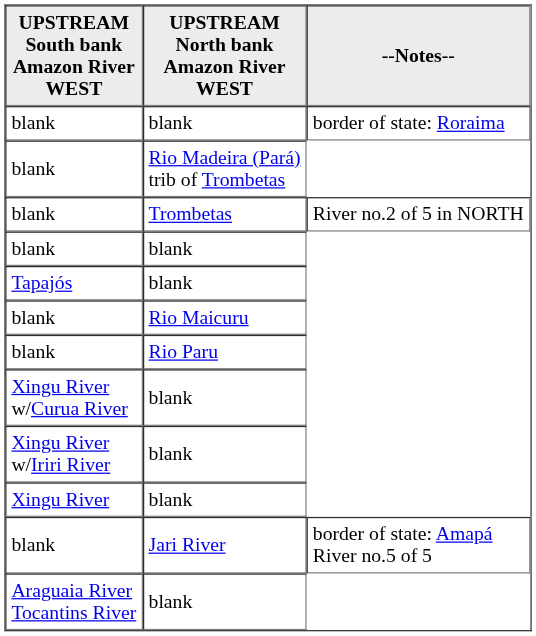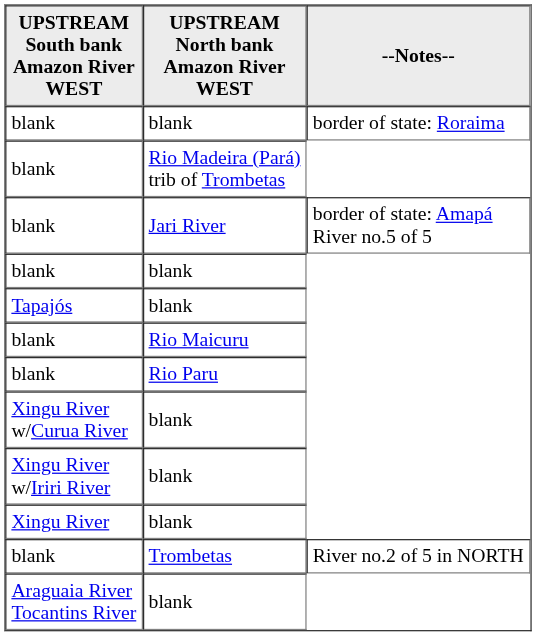rows swapped: (33, 214) <-> (33, 545)
